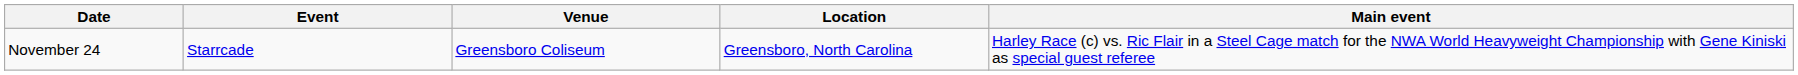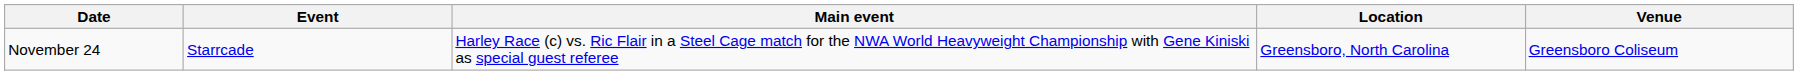columns swapped: (586, 16) <-> (1391, 16)
